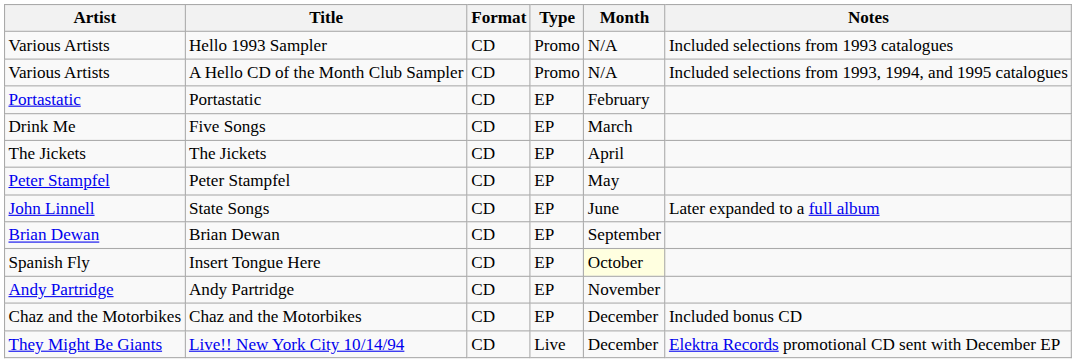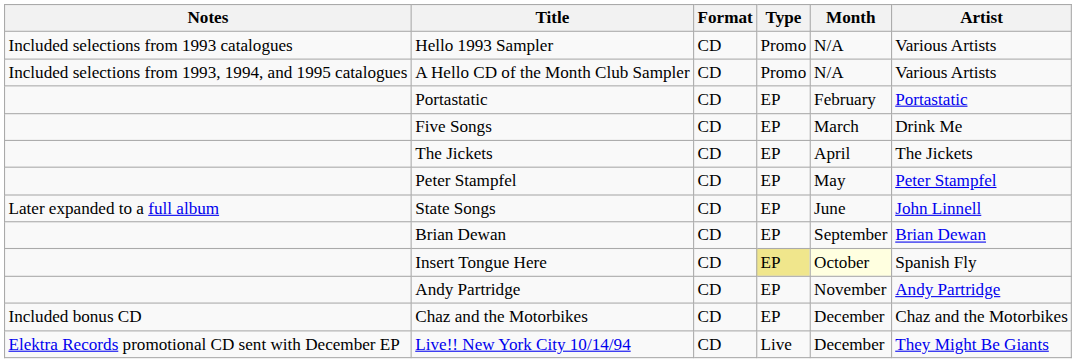columns swapped: (95, 18) <-> (868, 18)
(544, 262) no background -> (771, 262) khaki background
